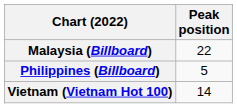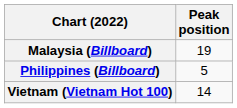(204, 50) 22 -> (204, 50) 19
